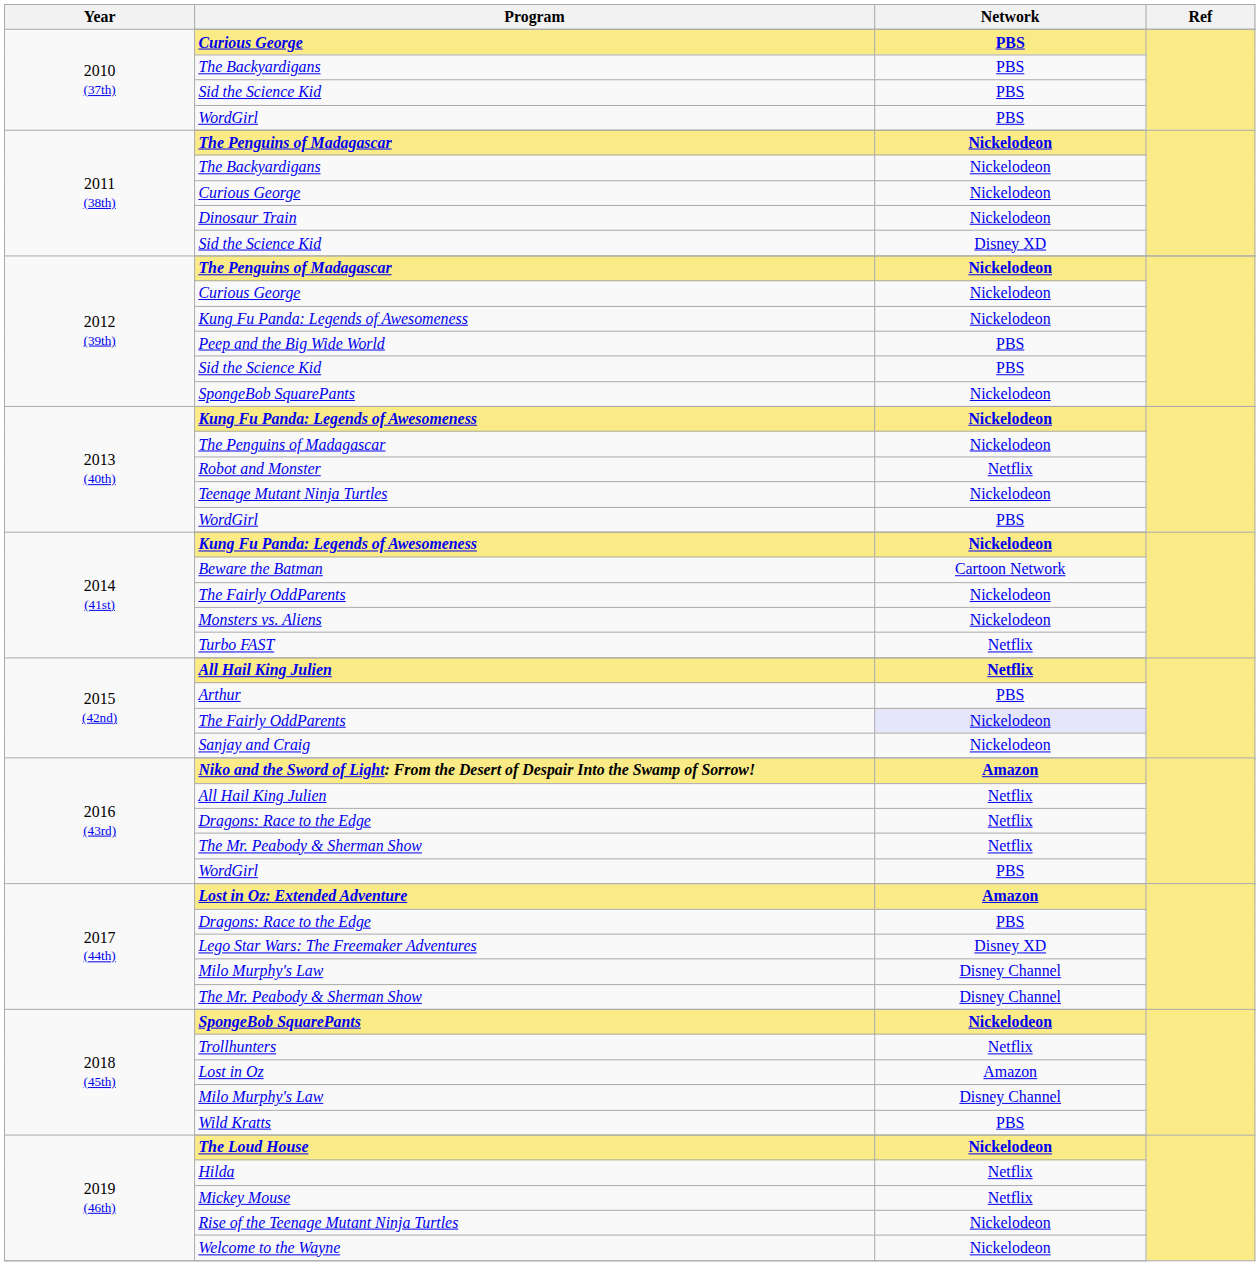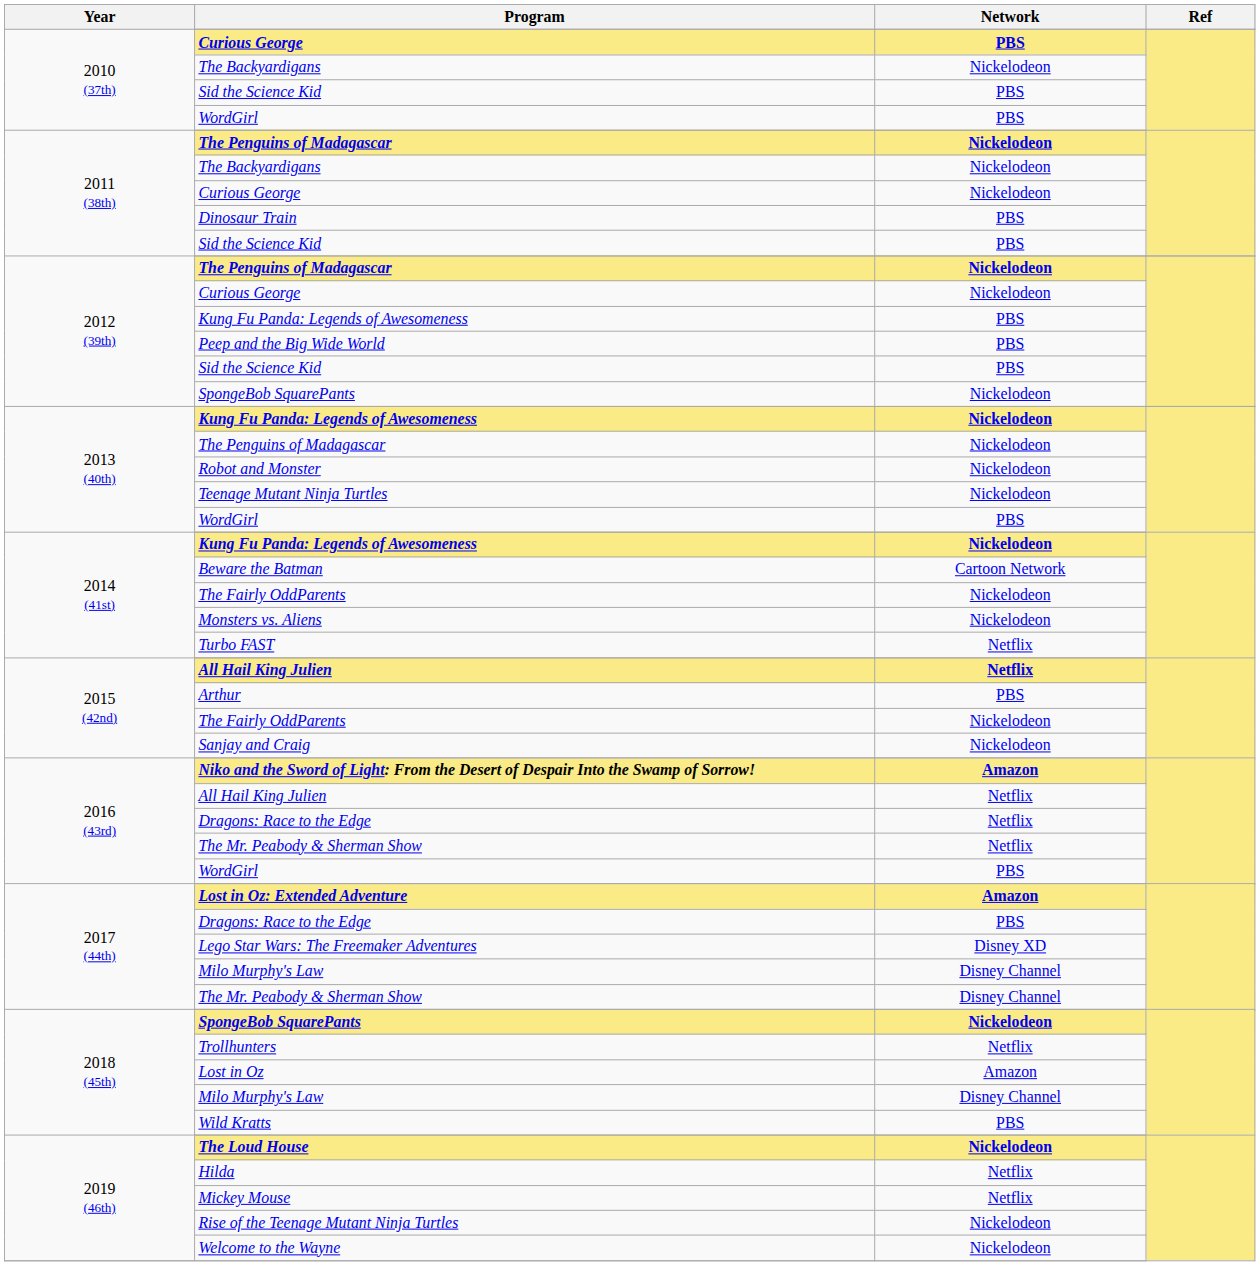(1010, 67) PBS -> (1010, 67) Nickelodeon
(1010, 218) Nickelodeon -> (1010, 218) PBS
(1010, 243) Disney XD -> (1010, 243) PBS
(1010, 318) Nickelodeon -> (1010, 318) PBS
(1010, 469) Netflix -> (1010, 469) Nickelodeon
(1010, 720) lavender background -> (1010, 720) no background
